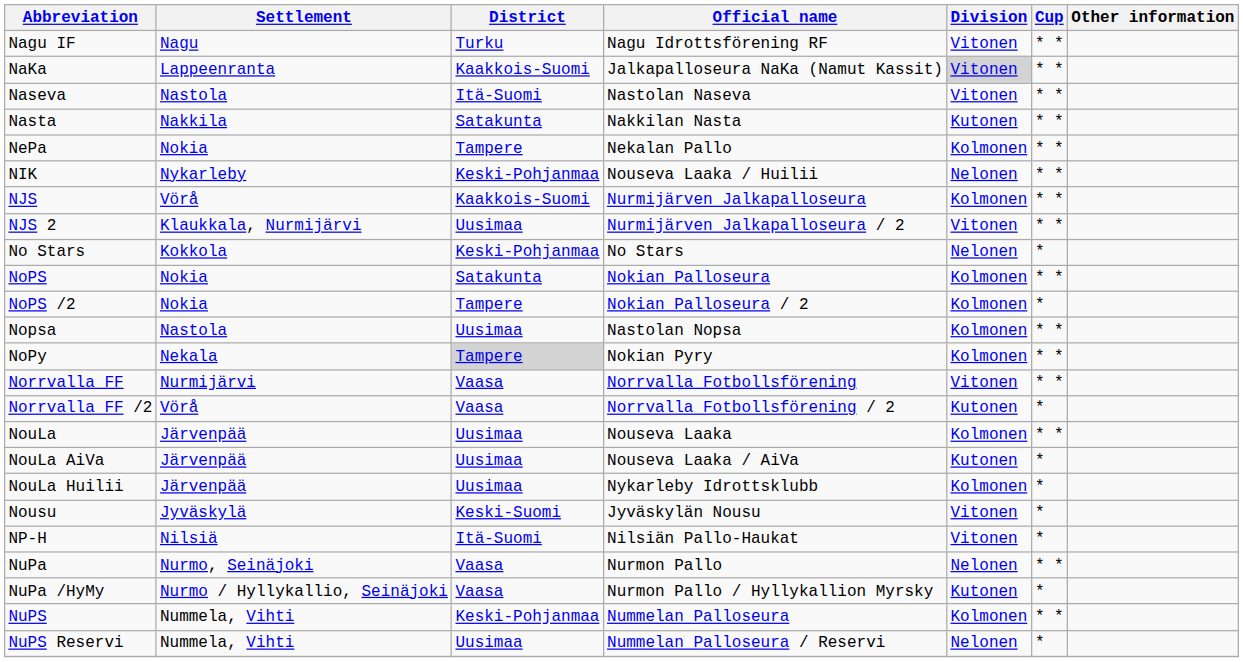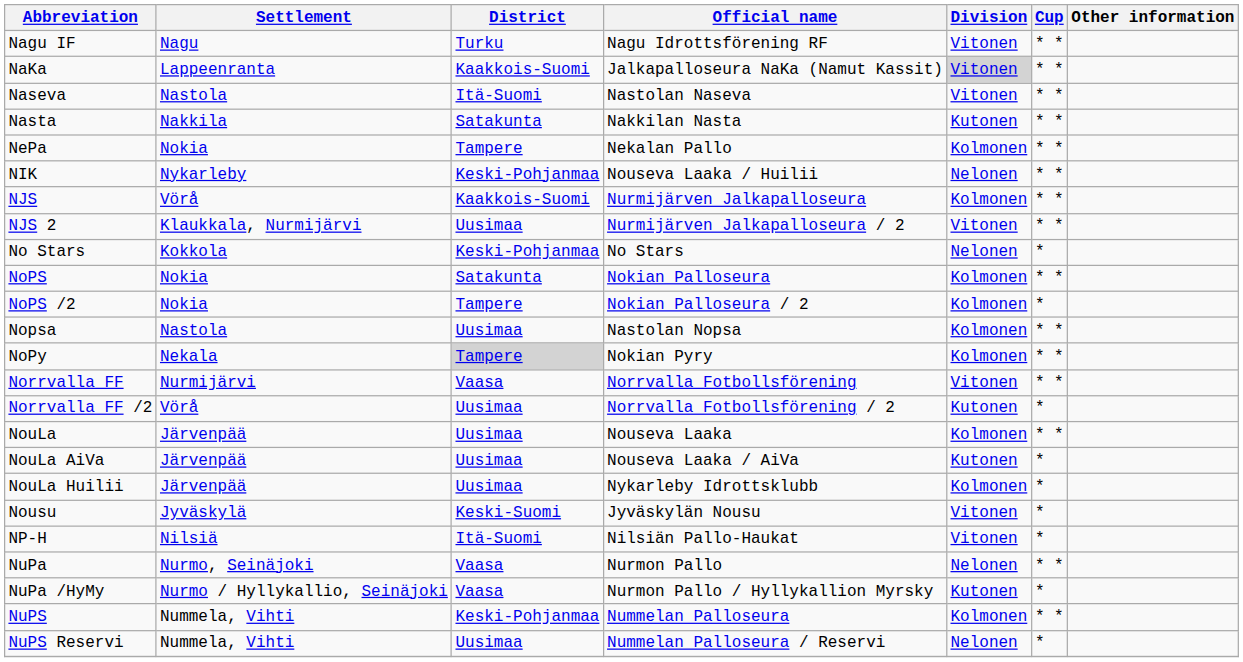(479, 409) Vaasa -> (489, 409) Uusimaa
